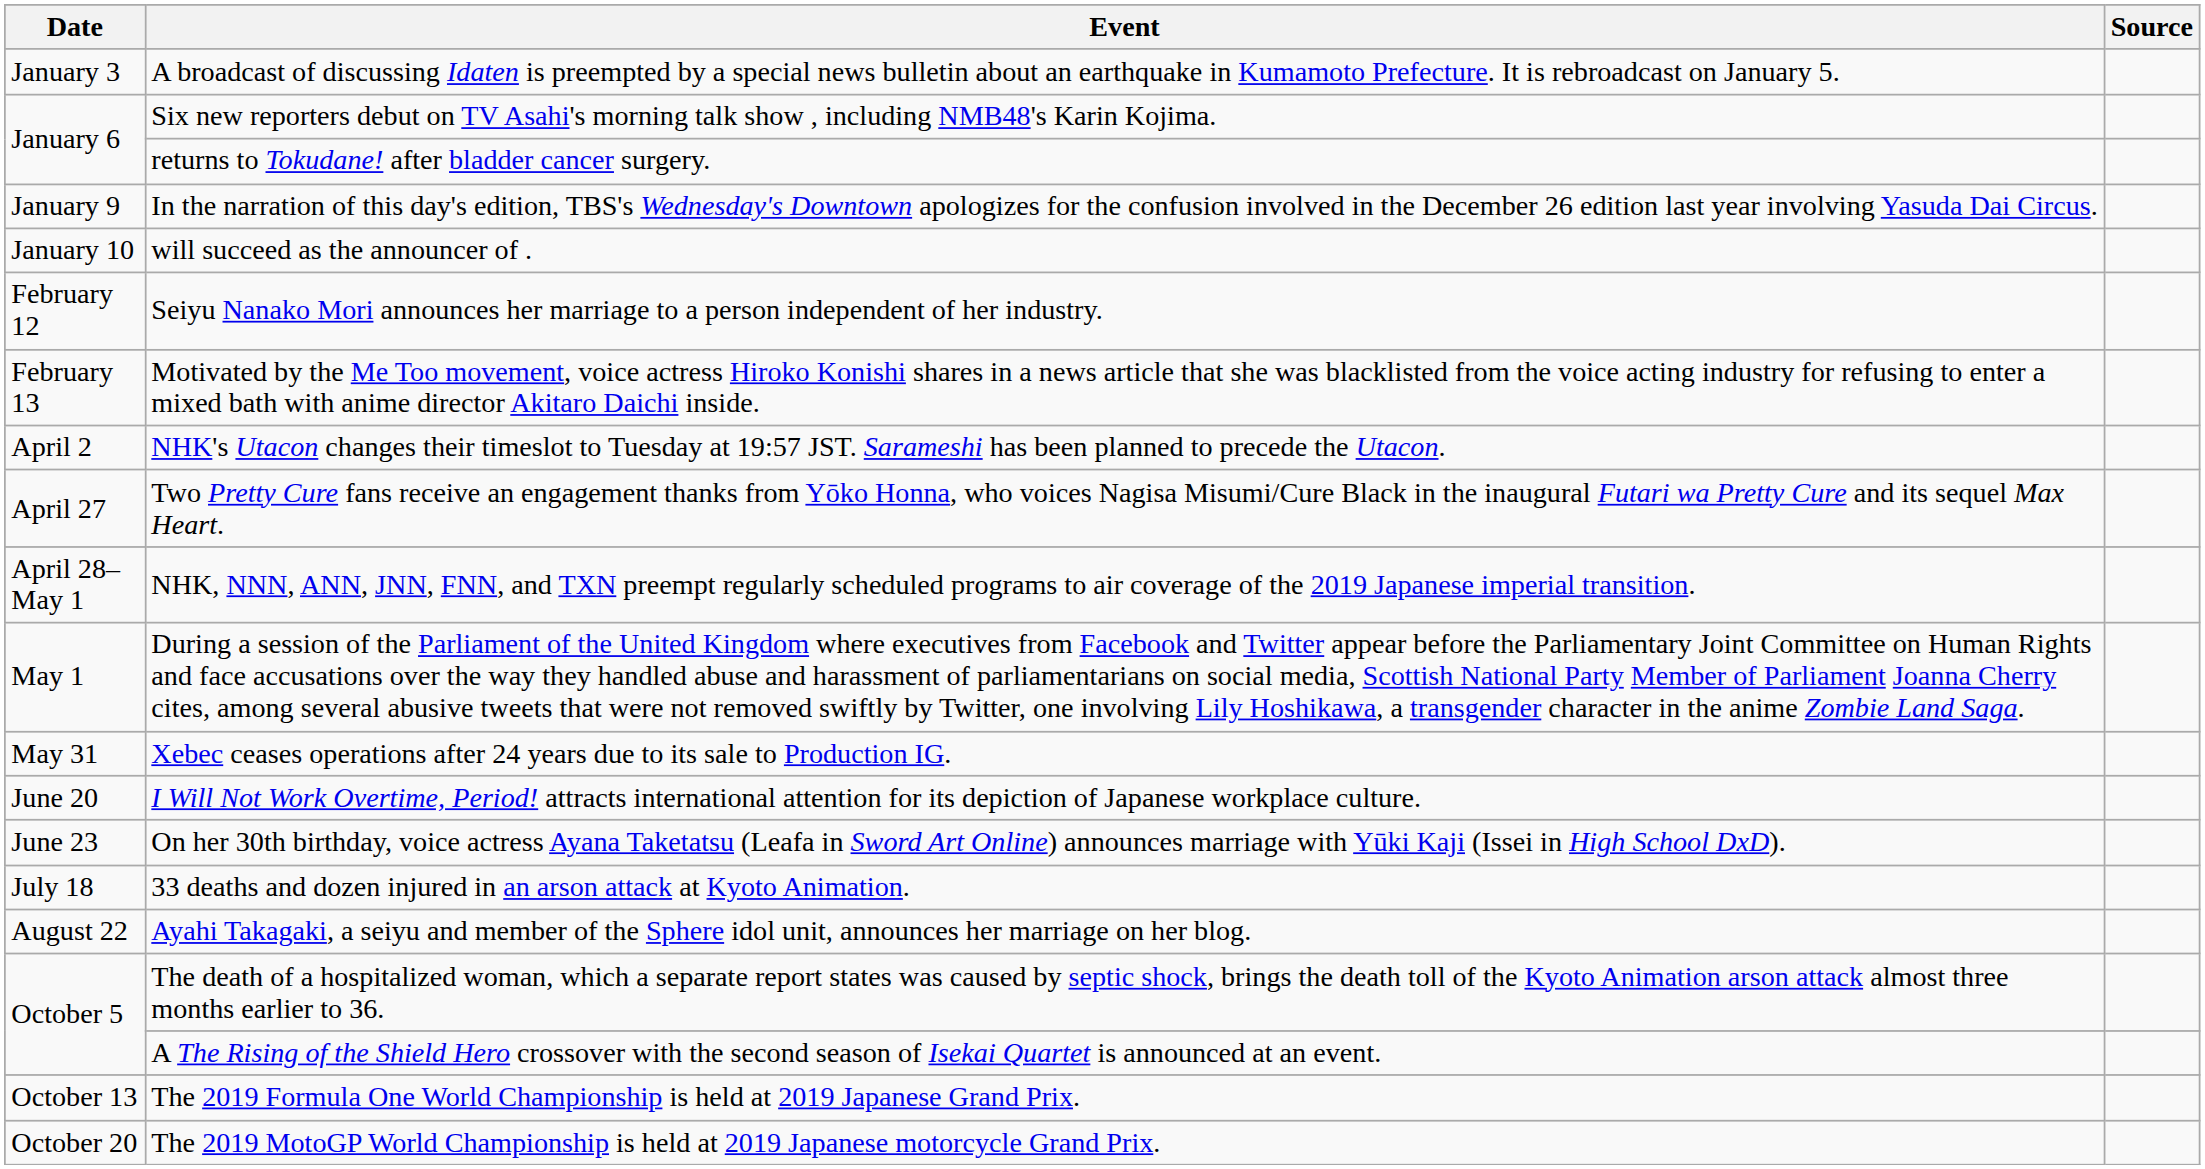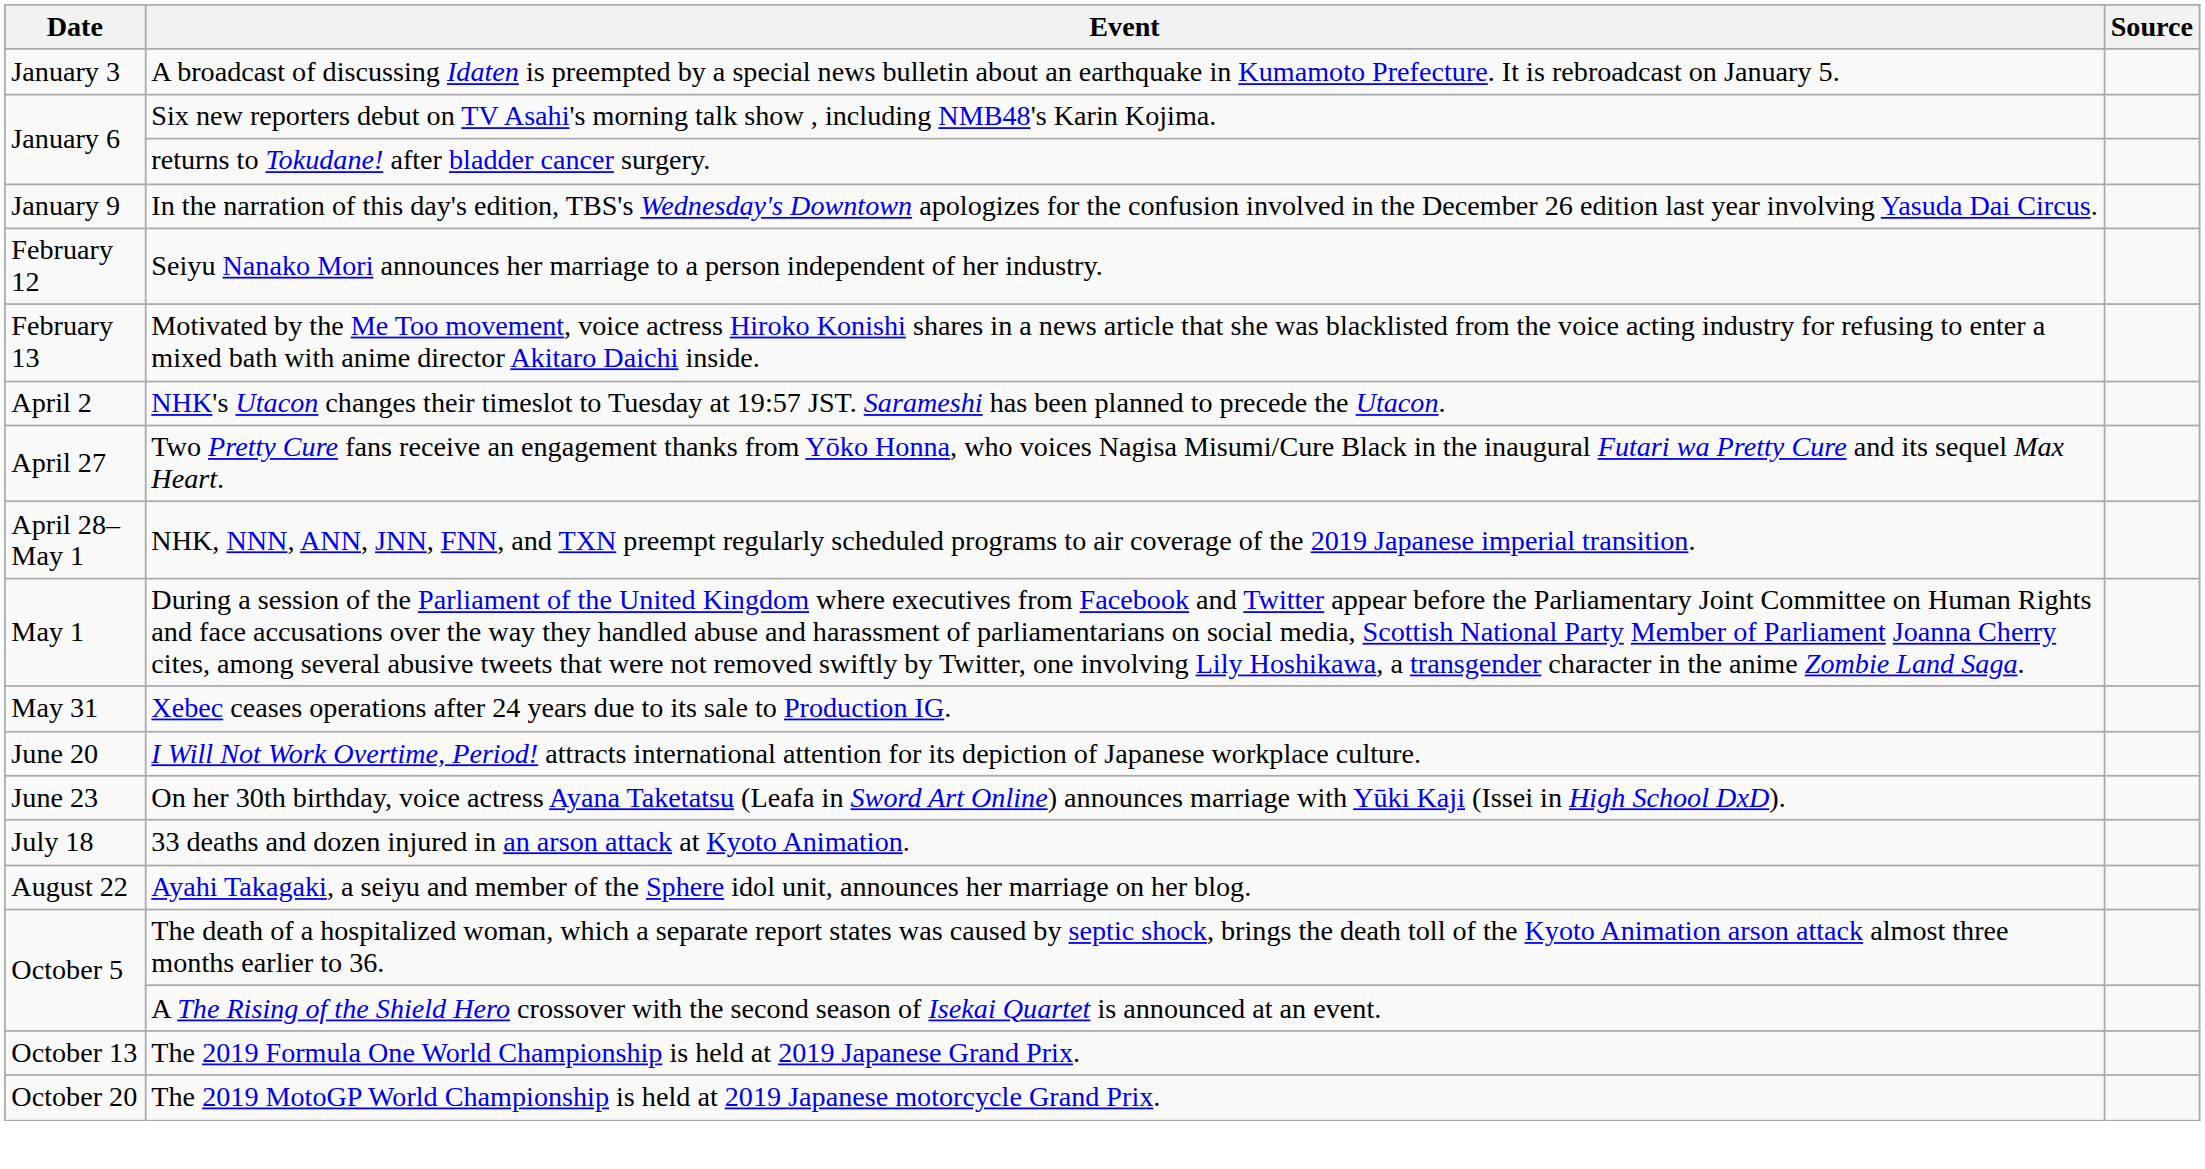- row: (342, 250)
